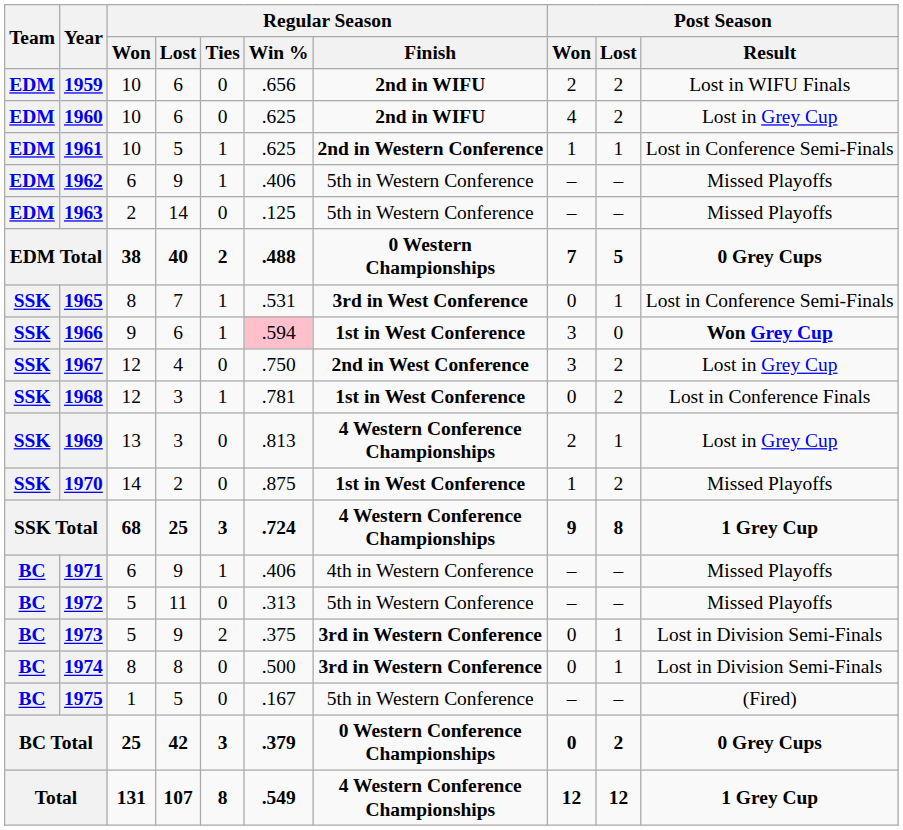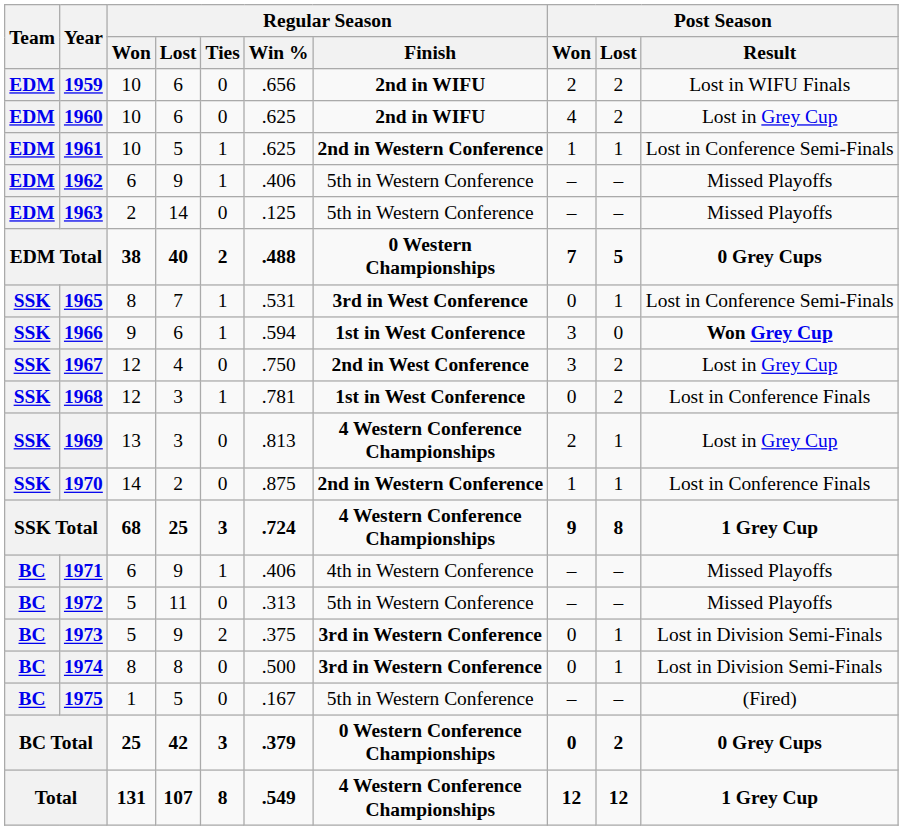(279, 332) pink background -> (279, 332) no background
(430, 483) 1st in West Conference -> (430, 483) 2nd in Western Conference
(618, 483) 2 -> (618, 483) 1
(770, 483) Missed Playoffs -> (770, 483) Lost in Conference Finals
